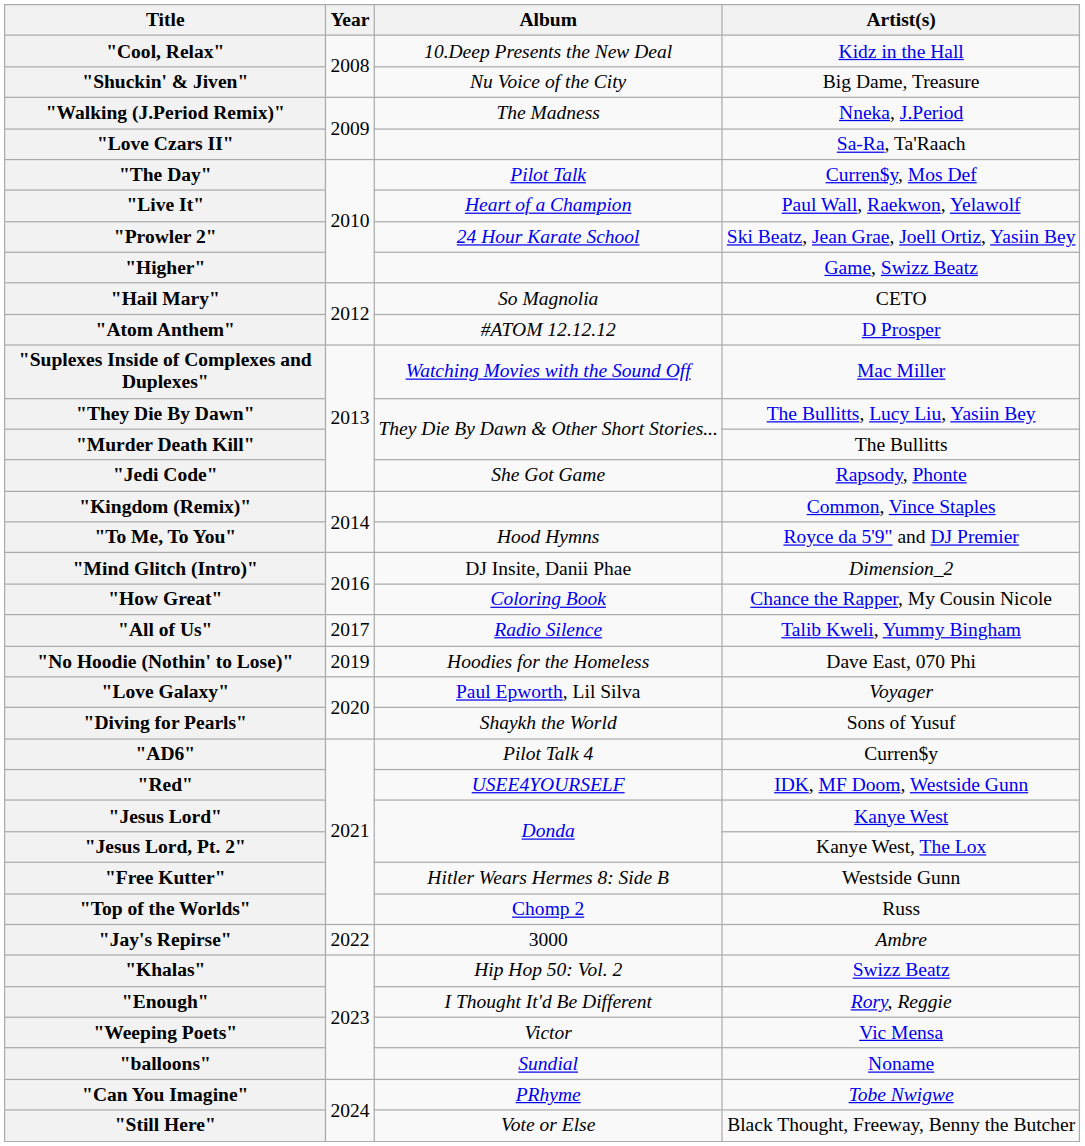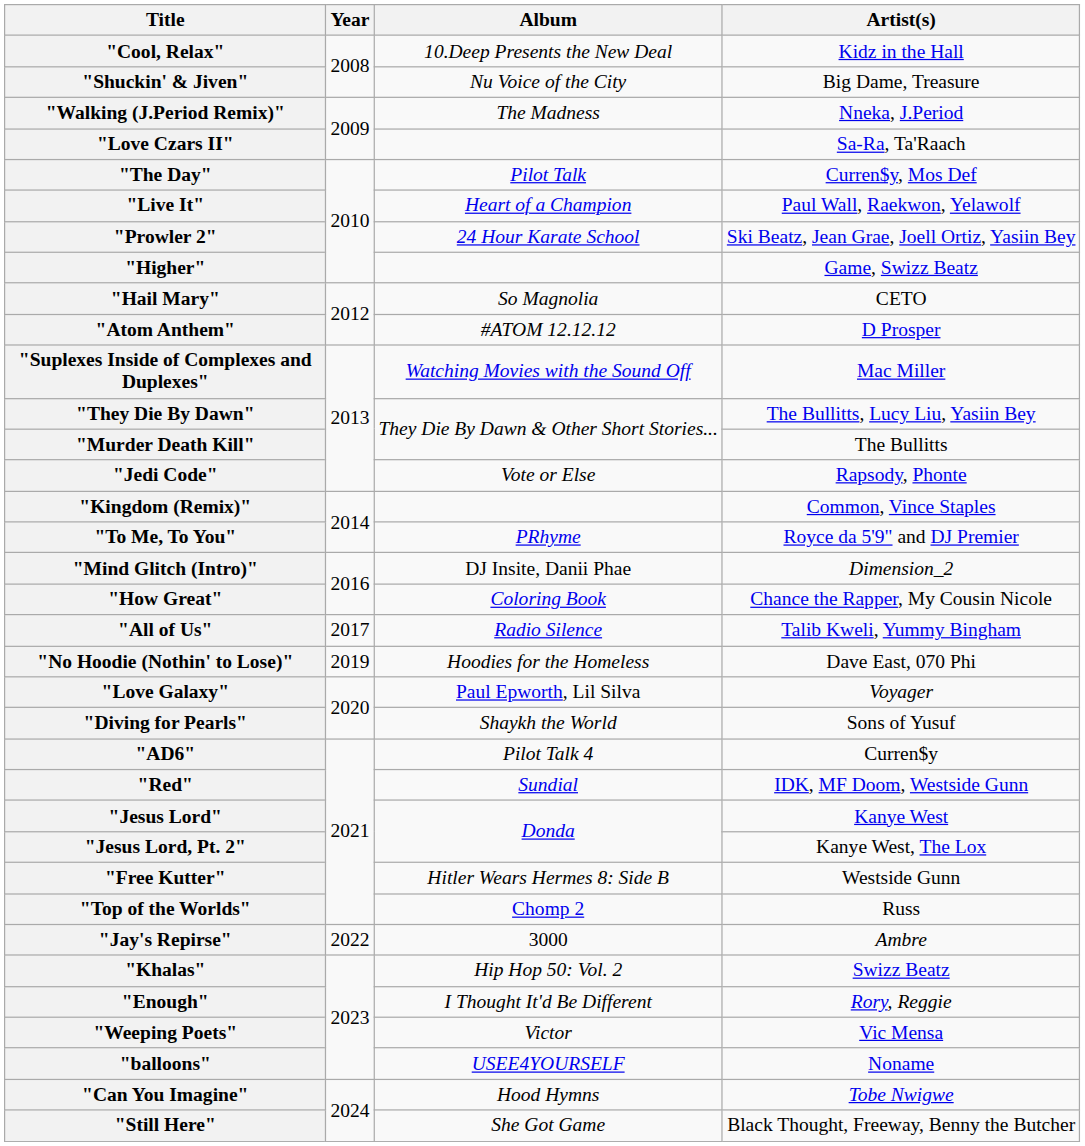(548, 475) She Got Game -> (548, 475) Vote or Else
(548, 537) Hood Hymns -> (548, 537) PRhyme
(548, 784) USEE4YOURSELF -> (548, 784) Sundial
(548, 1063) Sundial -> (548, 1063) USEE4YOURSELF
(548, 1094) PRhyme -> (548, 1094) Hood Hymns
(548, 1125) Vote or Else -> (548, 1125) She Got Game
